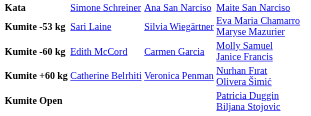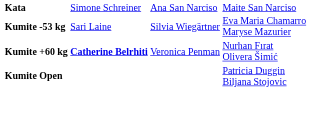- row: (35, 51)
(106, 76) normal -> (109, 51) bold
